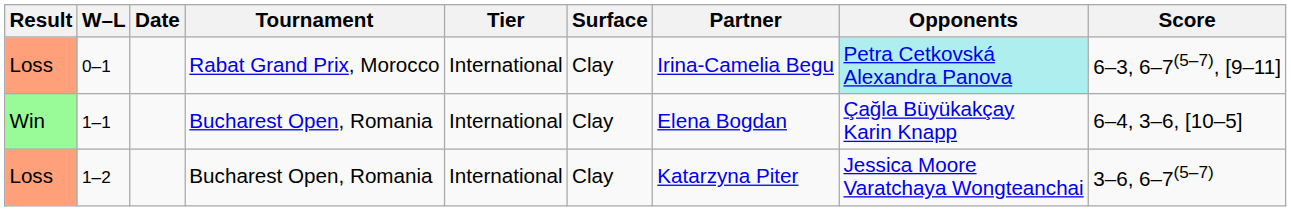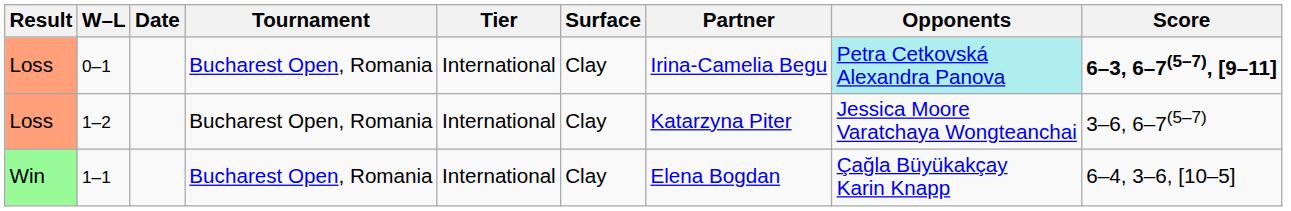(314, 65) Rabat Grand Prix, Morocco -> (311, 65) Bucharest Open, Romania
(1187, 65) normal -> (1182, 65) bold
rows swapped: (96, 122) <-> (96, 178)
